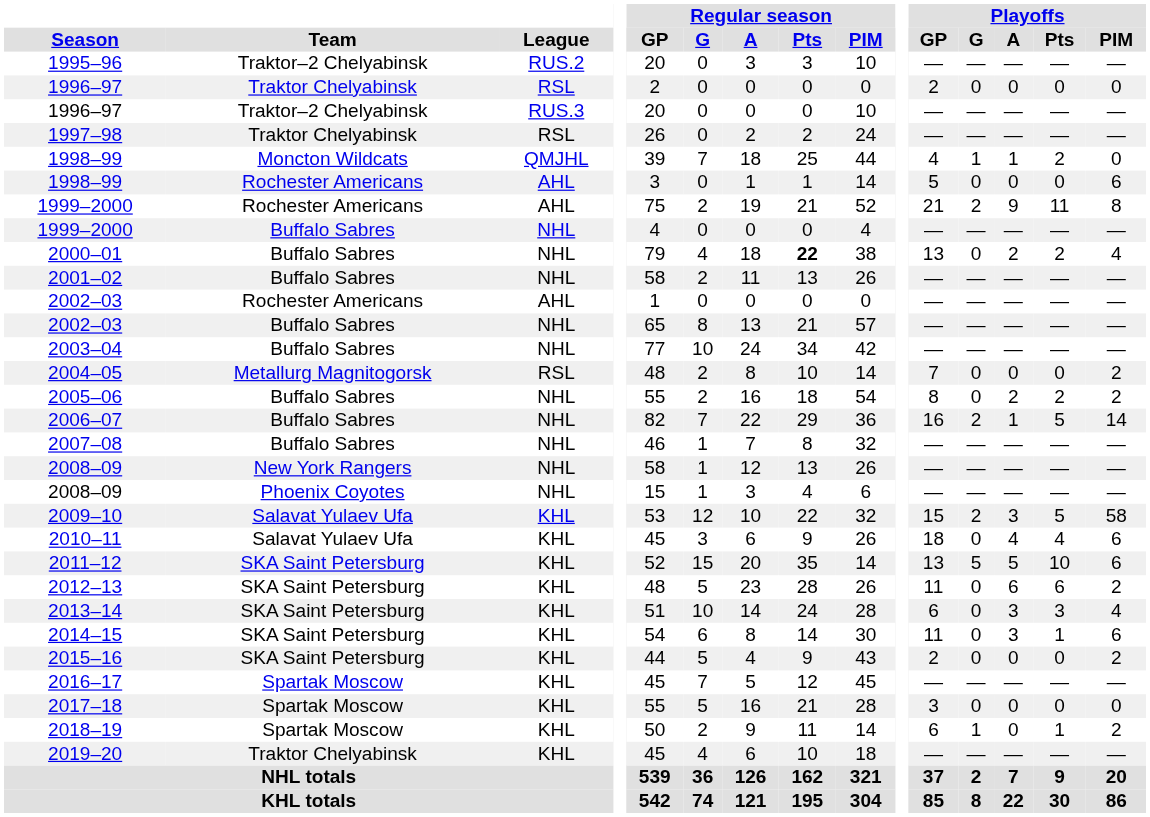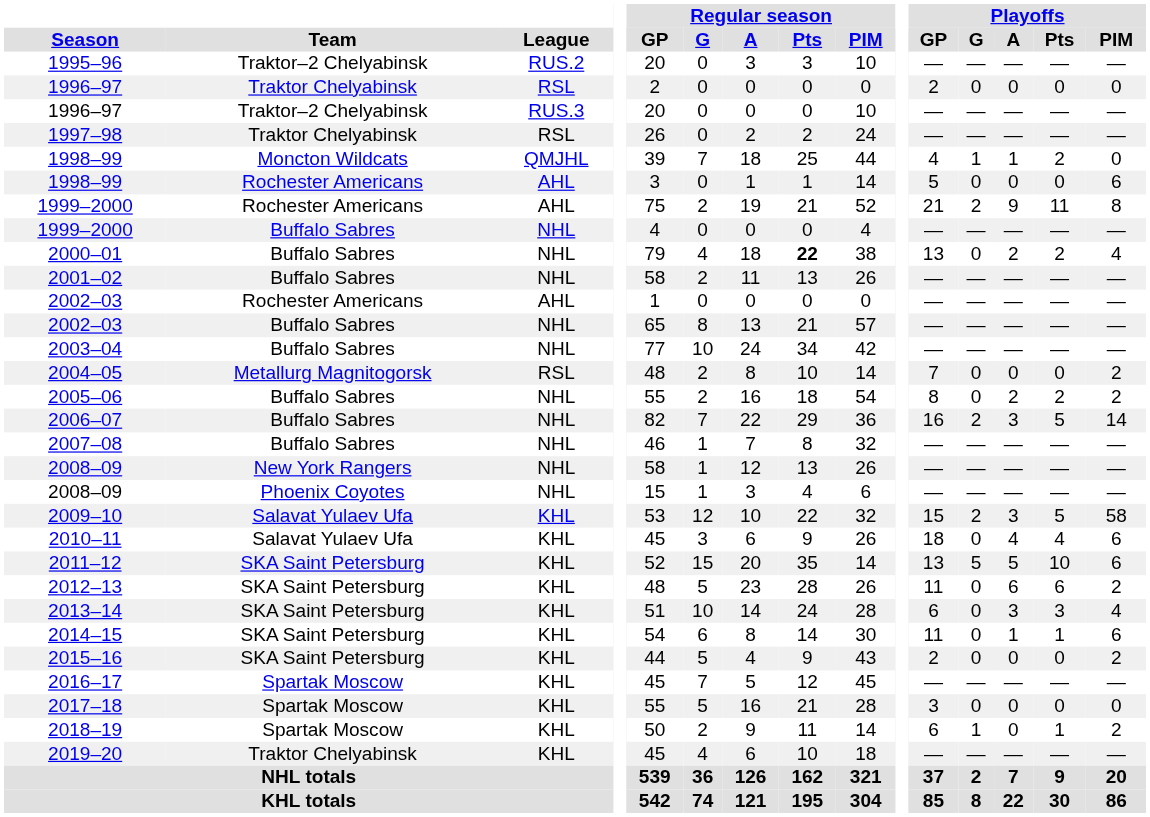(1013, 420) 1 -> (1013, 420) 3
(1013, 634) 3 -> (1013, 634) 1
